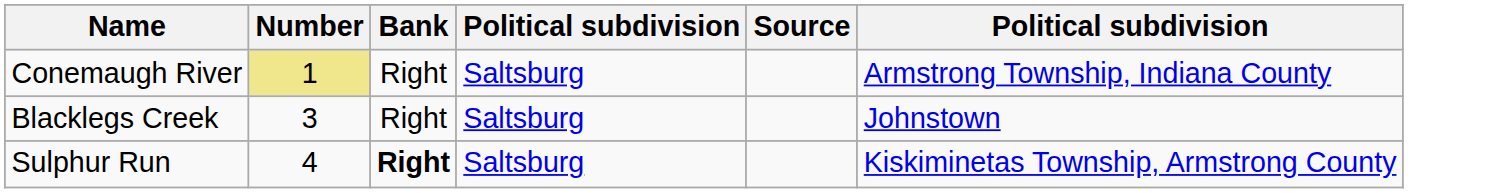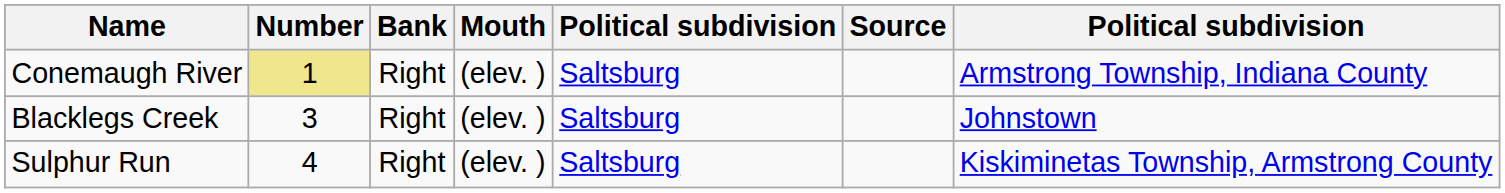+ column: (503, 27)
(414, 163) bold -> (412, 163) normal
